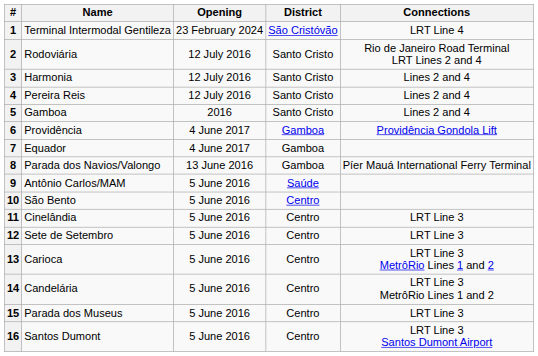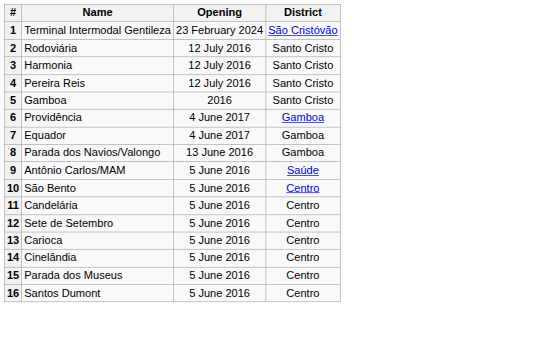- column: (437, 13)
(50, 218) Cinelândia -> (51, 205) Candelária
(51, 289) Candelária -> (50, 258) Cinelândia
